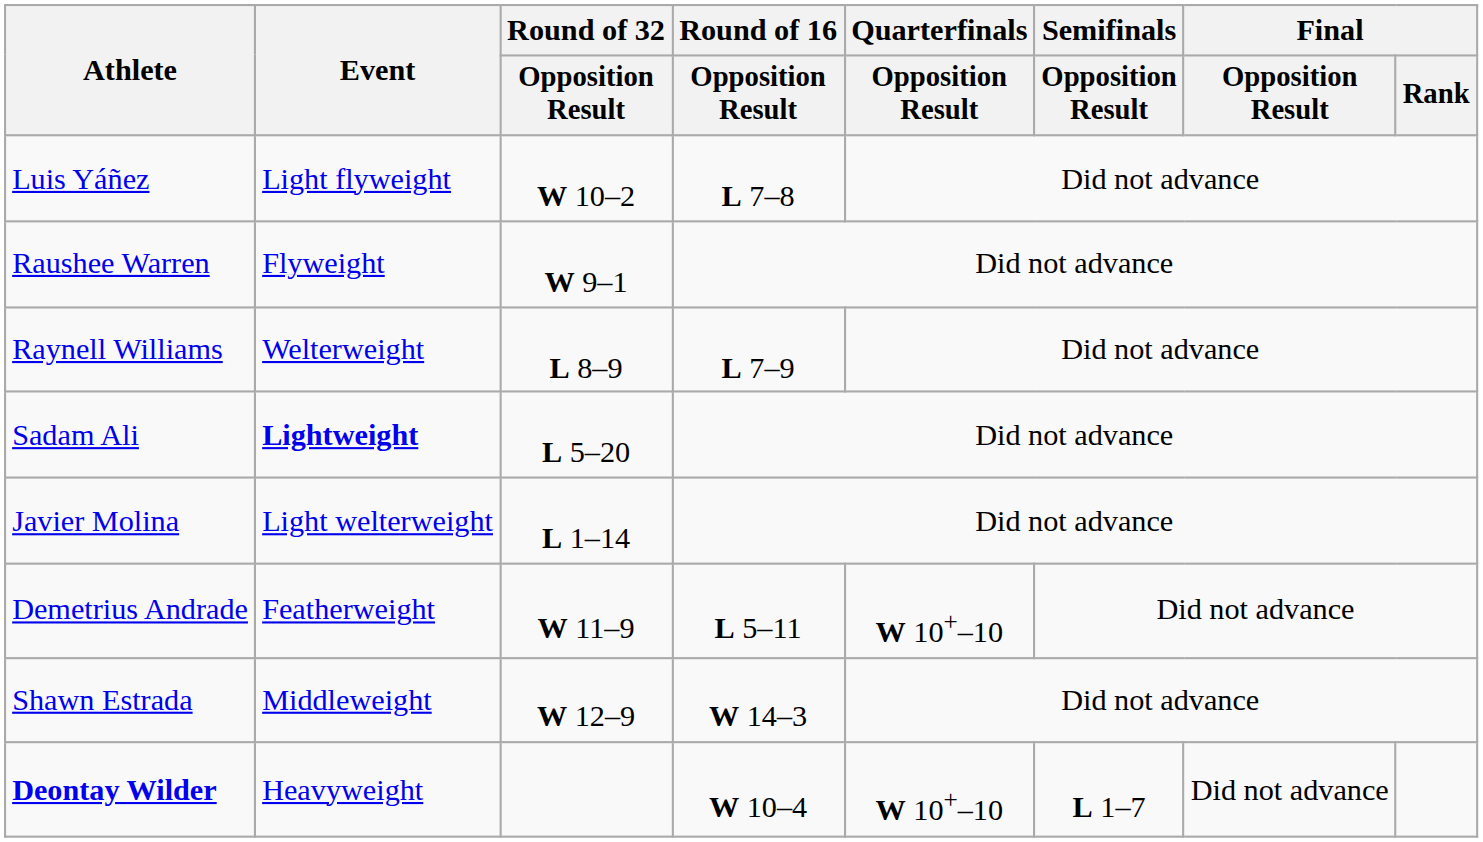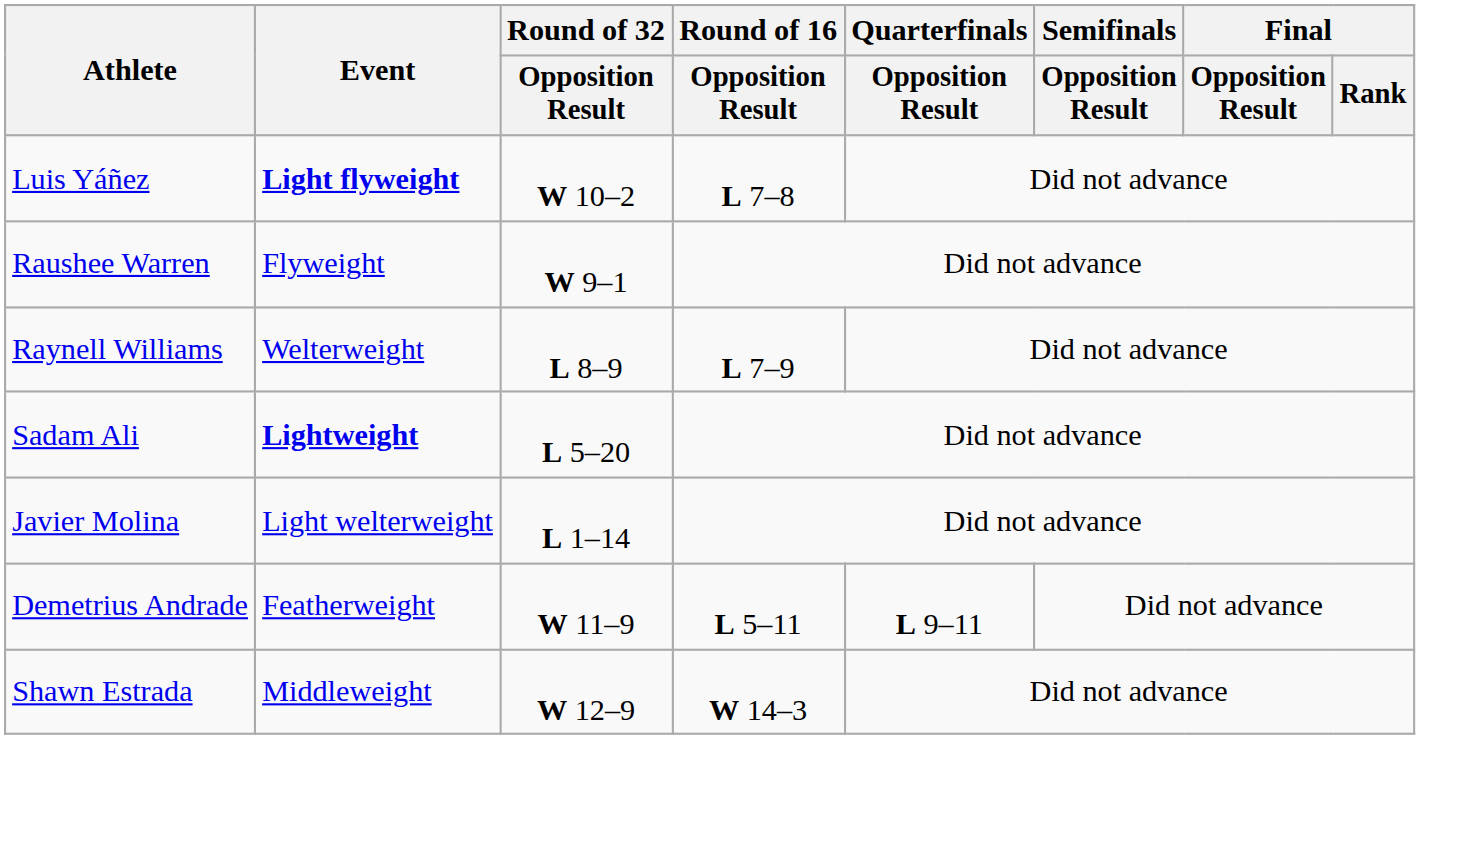(357, 178) normal -> (361, 178) bold
(939, 628) W 10+–10 -> (939, 624) L 9–11
- row: (114, 789)
